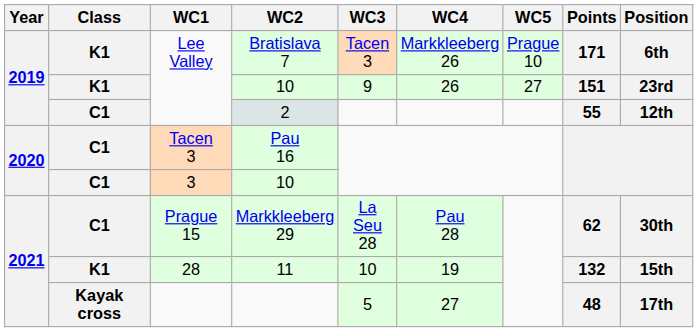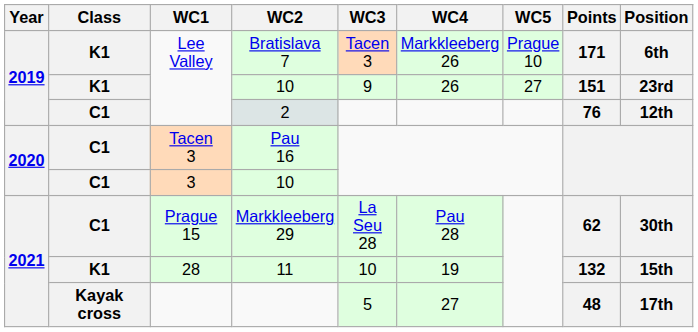(592, 113) 55 -> (592, 113) 76
